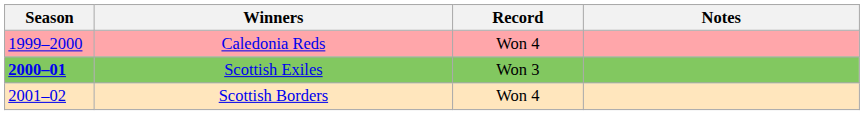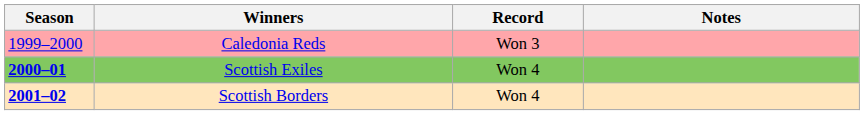(518, 43) Won 4 -> (518, 43) Won 3
(518, 69) Won 3 -> (518, 69) Won 4
(37, 95) normal -> (37, 95) bold
